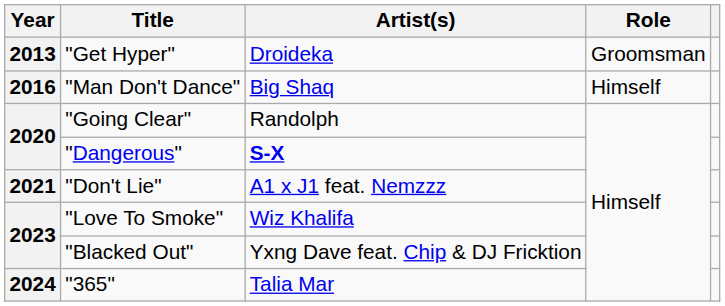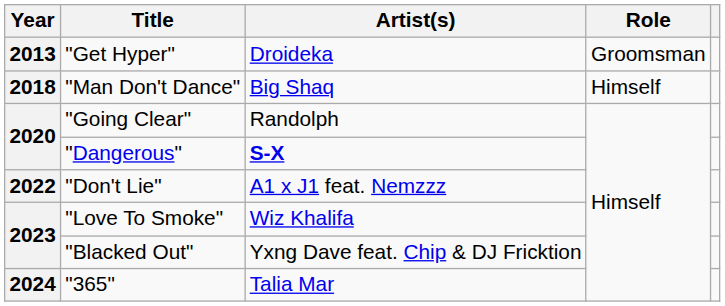(33, 86) 2016 -> (33, 86) 2018
(33, 185) 2021 -> (33, 185) 2022
